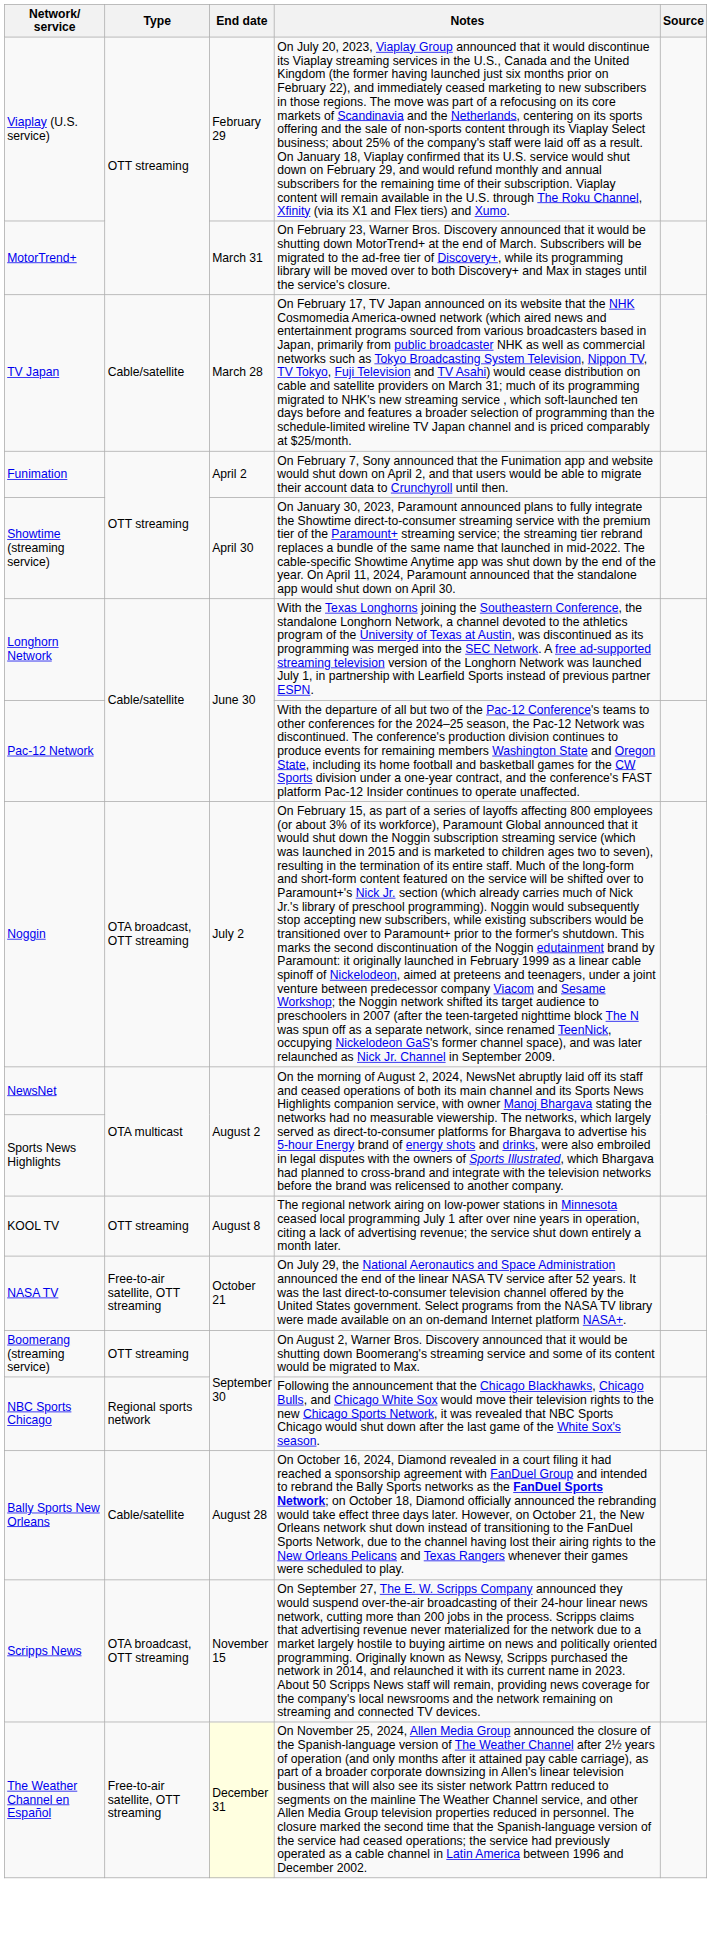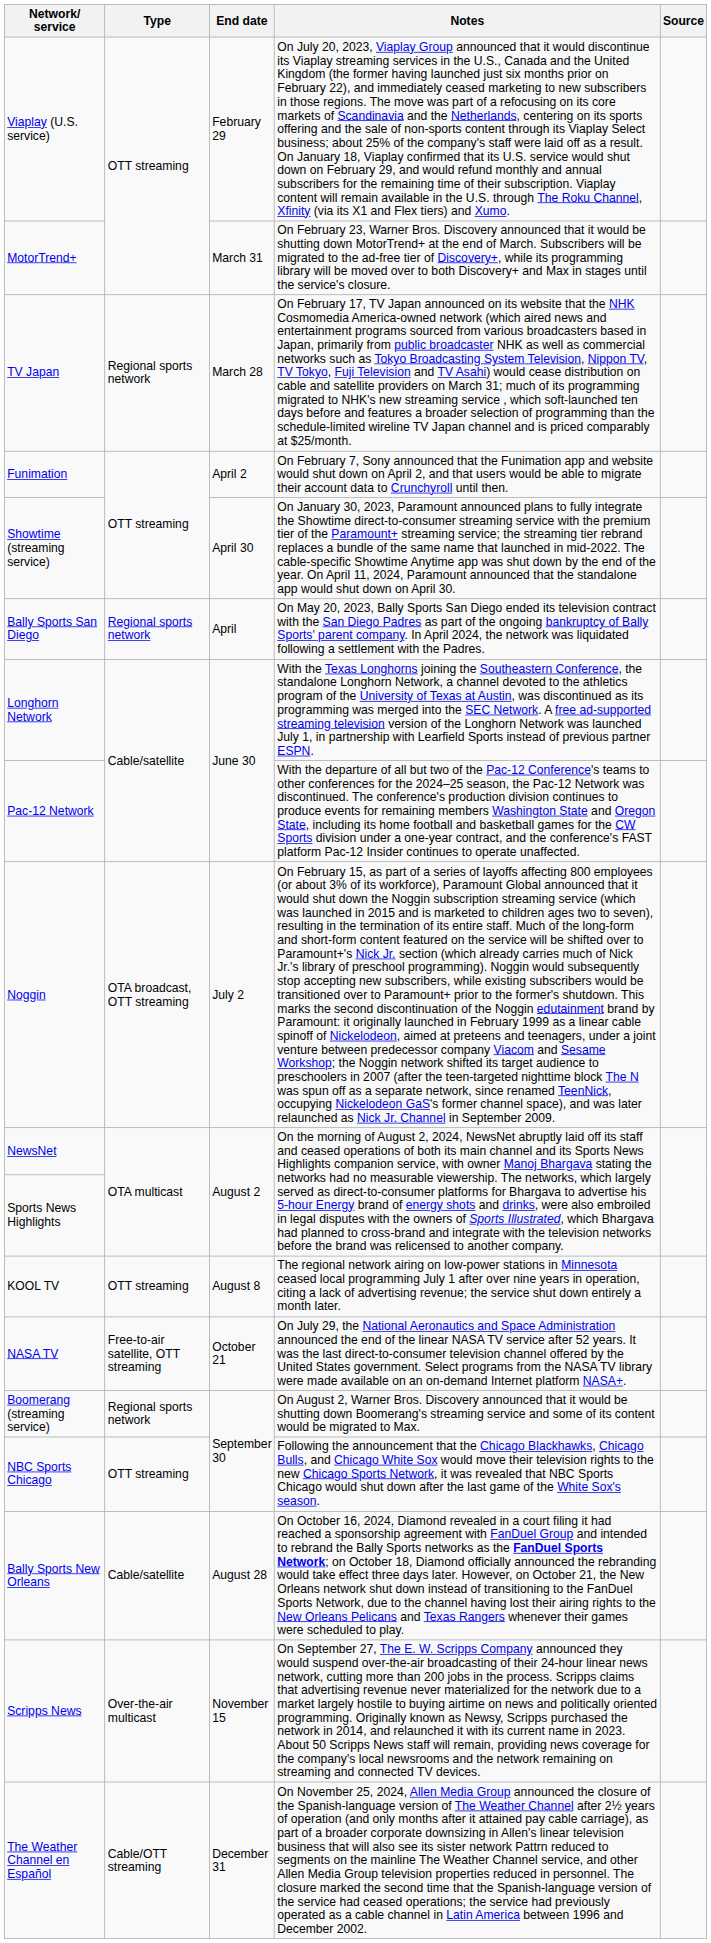(146, 372) Cable/satellite -> (150, 372) Regional sports network
+ row: (52, 629)
(148, 1353) OTT streaming -> (150, 1413) Regional sports network
(150, 1413) Regional sports network -> (148, 1474) OTT streaming
(150, 1650) OTA broadcast, OTT streaming -> (140, 1711) Over-the-air multicast
(144, 1800) Free-to-air satellite, OTT streaming -> (138, 1860) Cable/OTT streaming
(240, 1800) lightyellow background -> (240, 1860) no background
